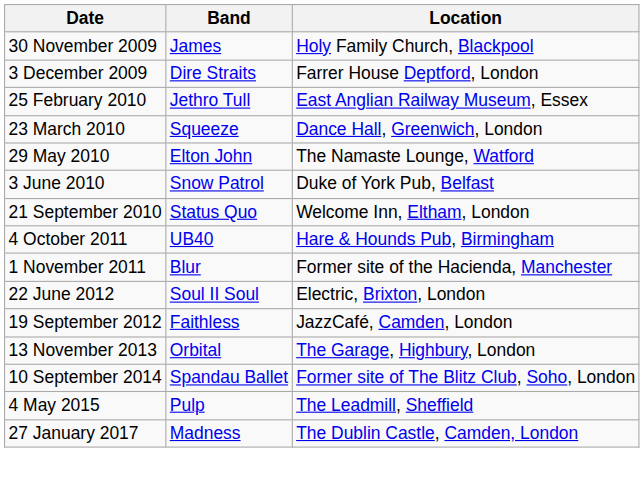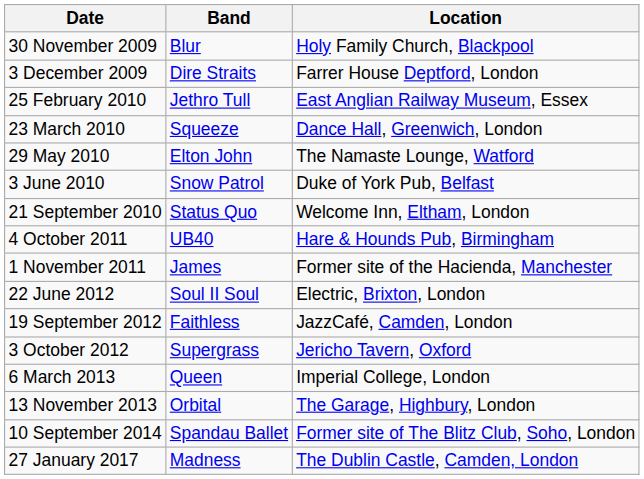(195, 45) James -> (185, 45) Blur
(185, 267) Blur -> (195, 267) James
+ row: (69, 350)
+ row: (62, 377)
- row: (54, 405)
